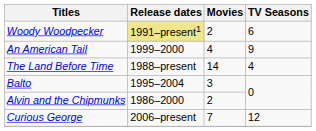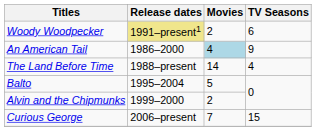(157, 49) 1999–2000 -> (157, 49) 1986–2000
(210, 49) no background -> (210, 49) lightblue background
(210, 83) 3 -> (210, 83) 5
(157, 100) 1986–2000 -> (157, 100) 1999–2000
(254, 117) 12 -> (254, 117) 15
